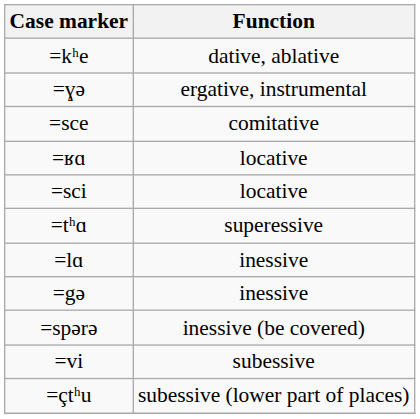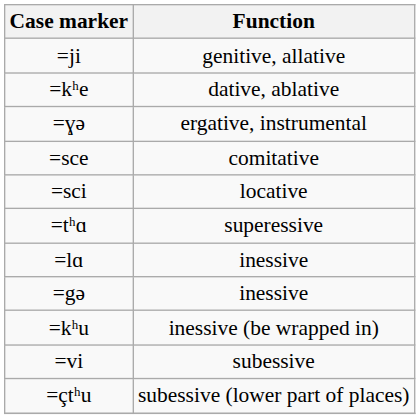+ row: (69, 55)
- row: (69, 157)
- row: (69, 327)
+ row: (69, 327)
